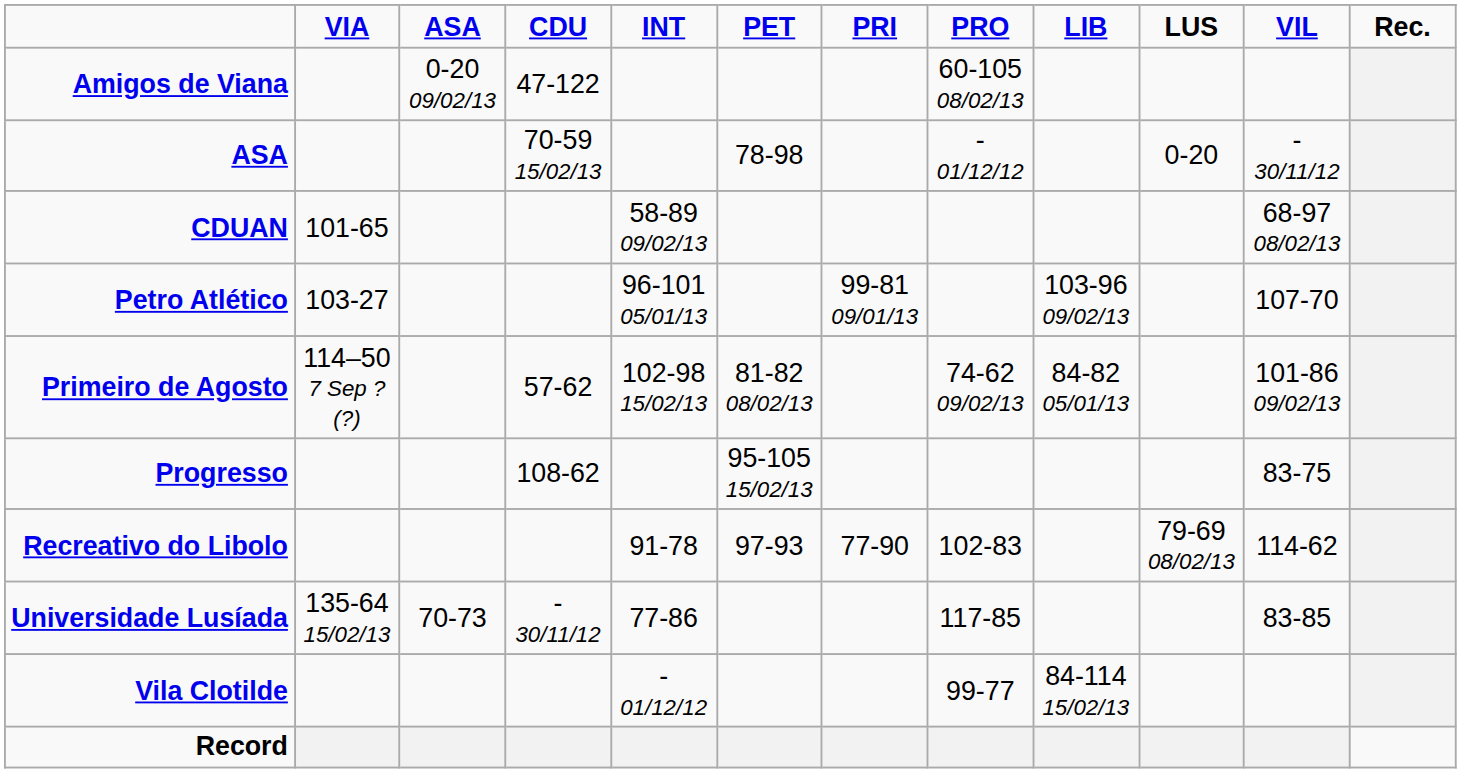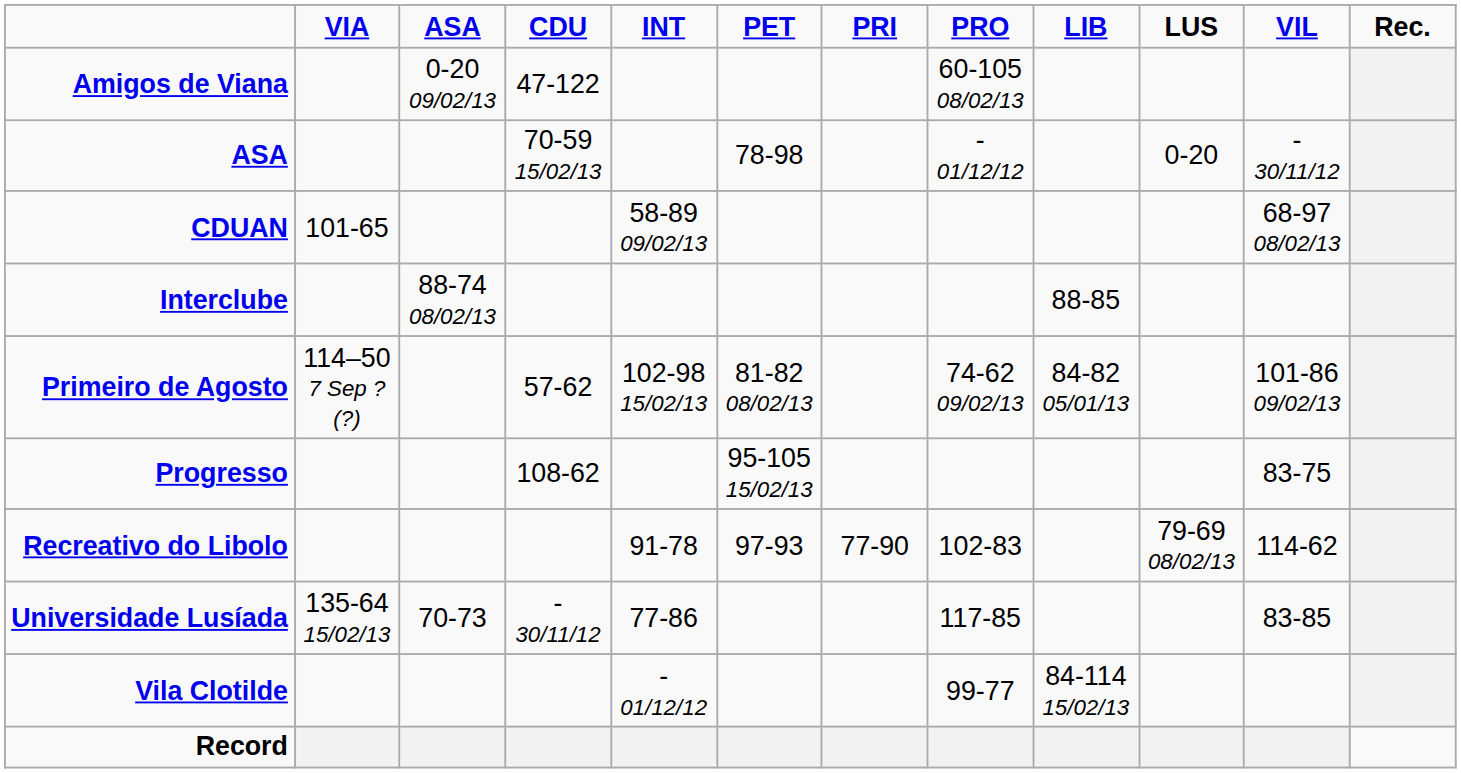+ row: (224, 300)
- row: (201, 300)
